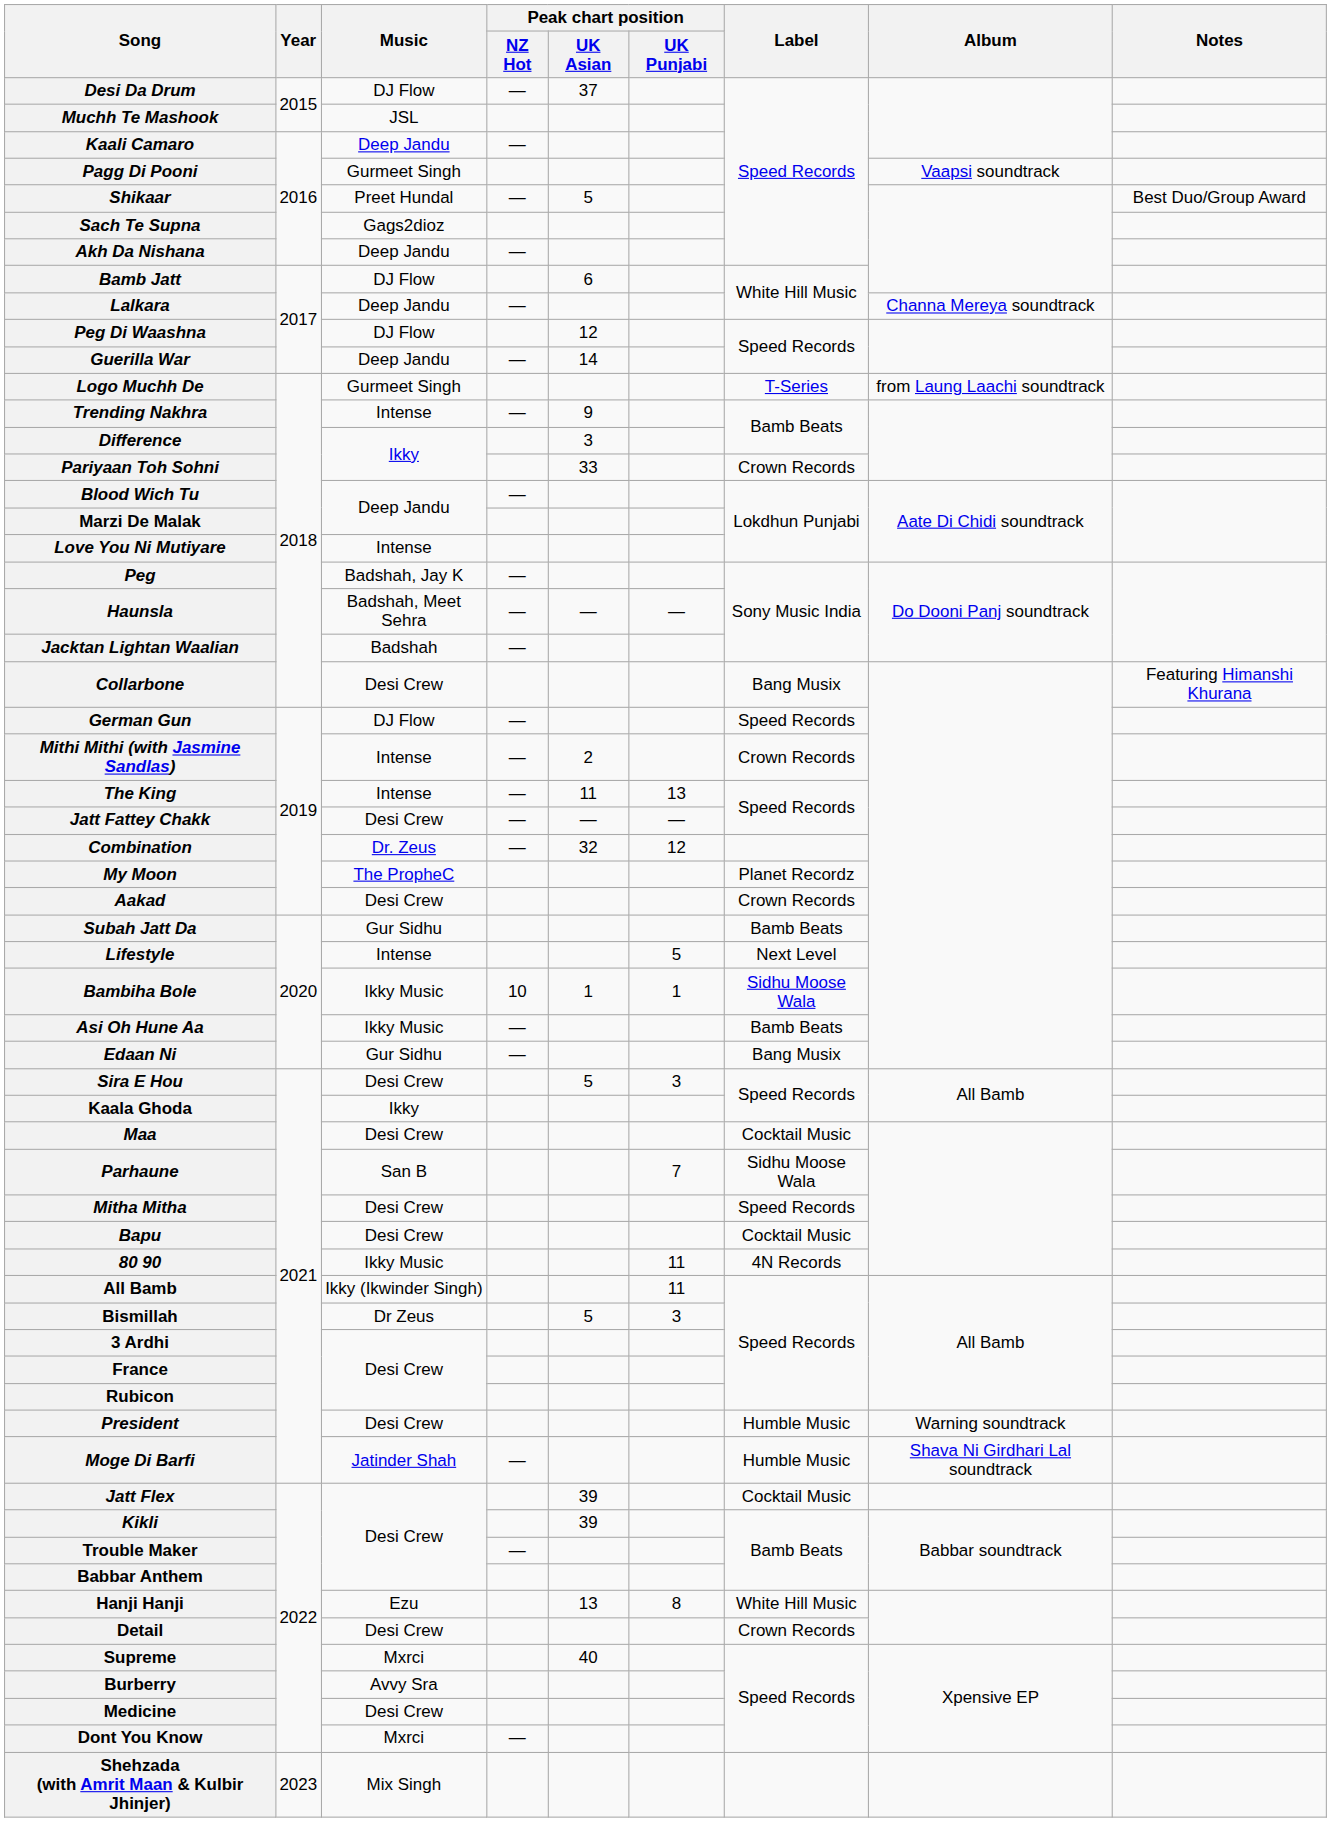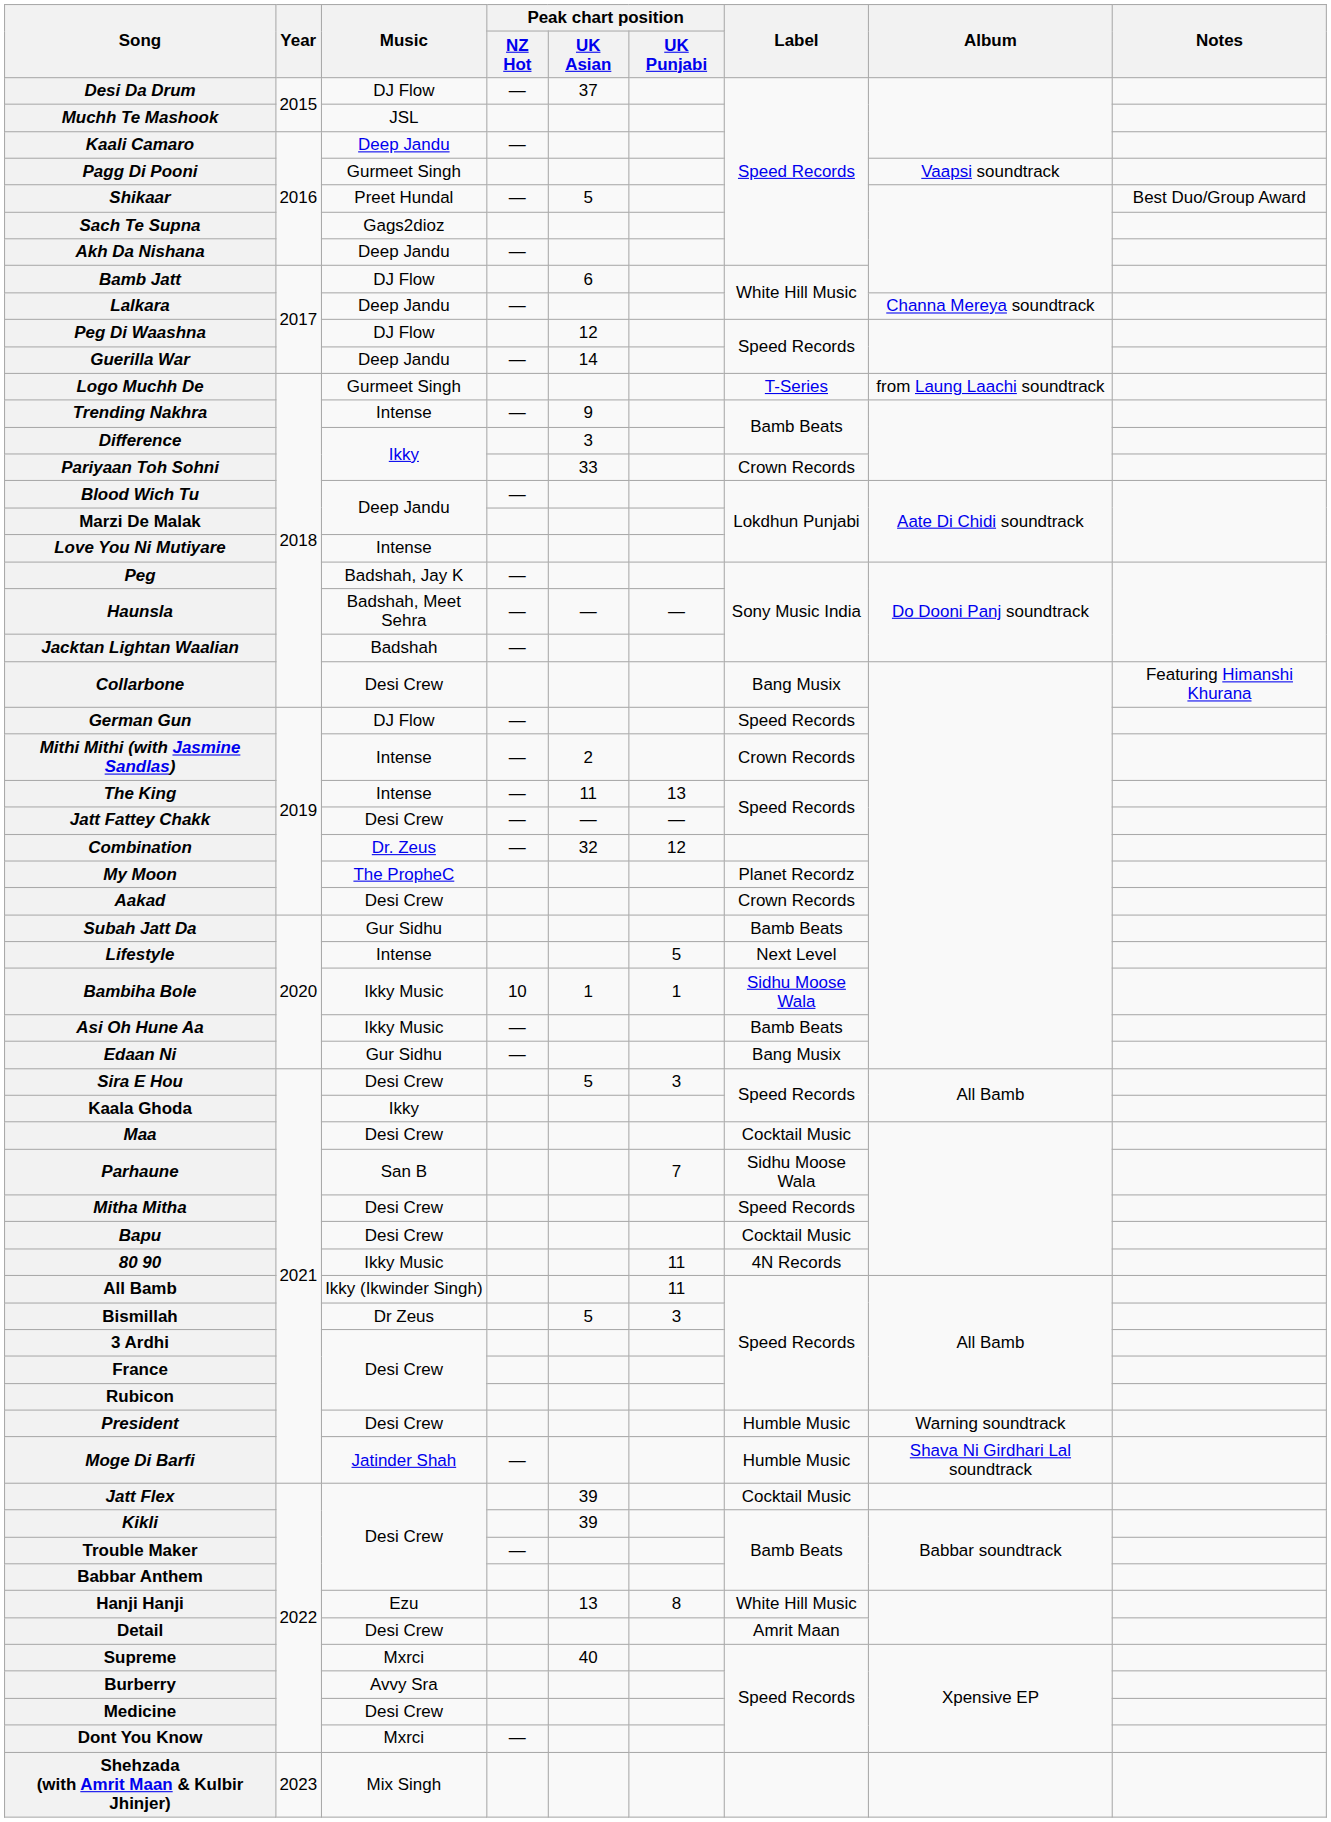(796, 1630) Crown Records -> (796, 1630) Amrit Maan
